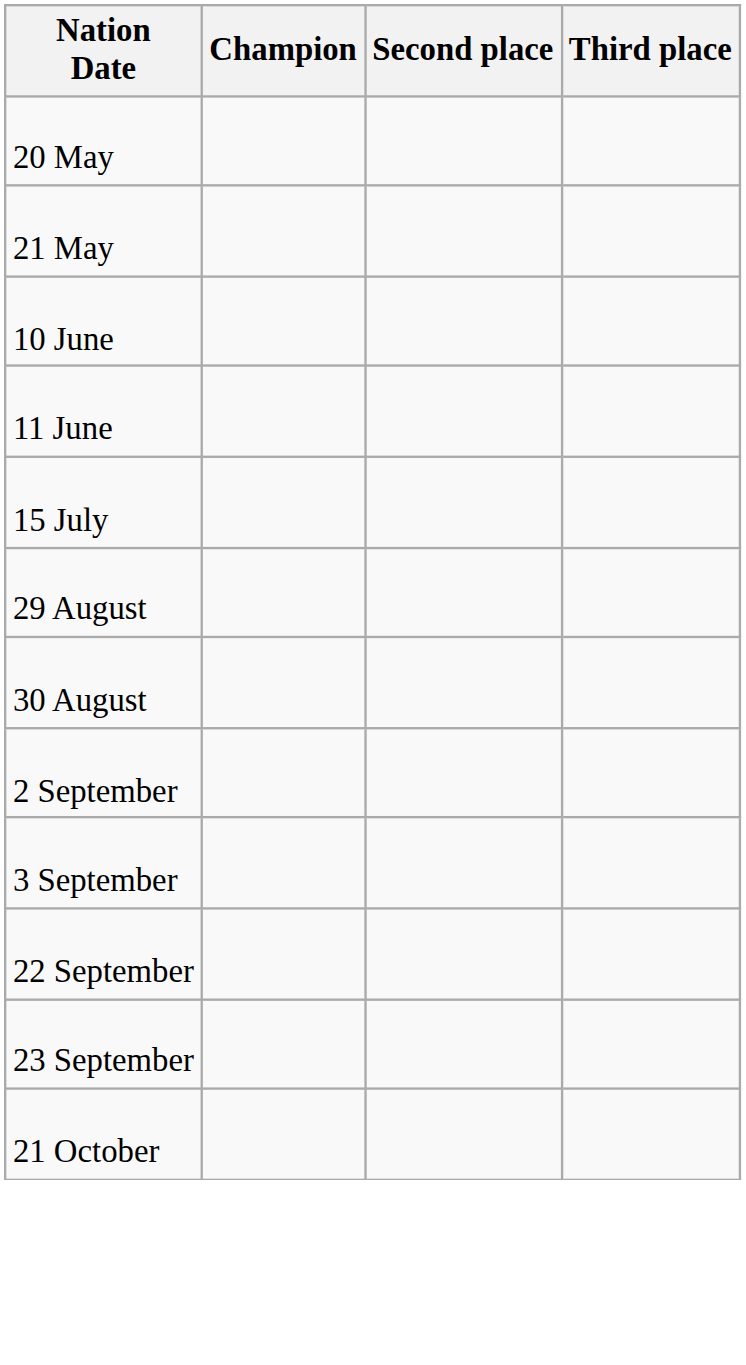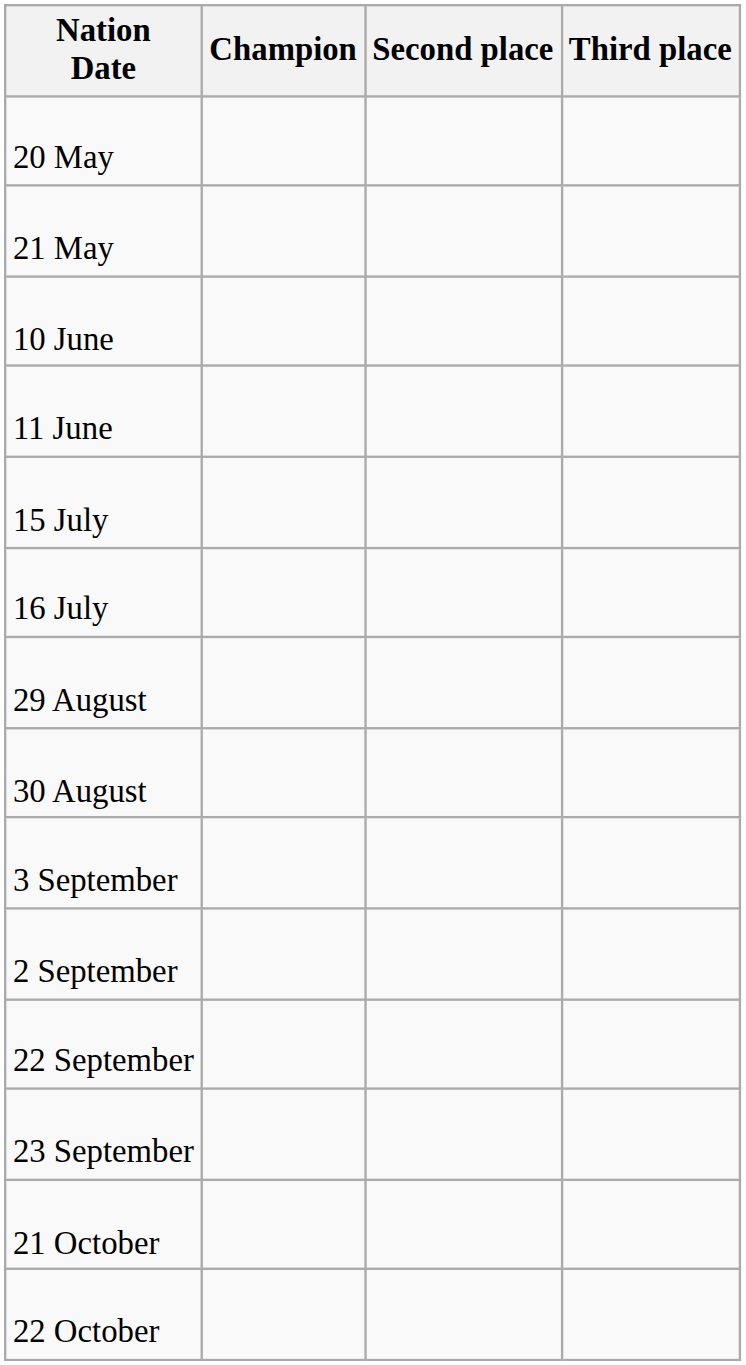+ row: (61, 610)
rows swapped: (95, 790) <-> (95, 881)
+ row: (86, 1332)
